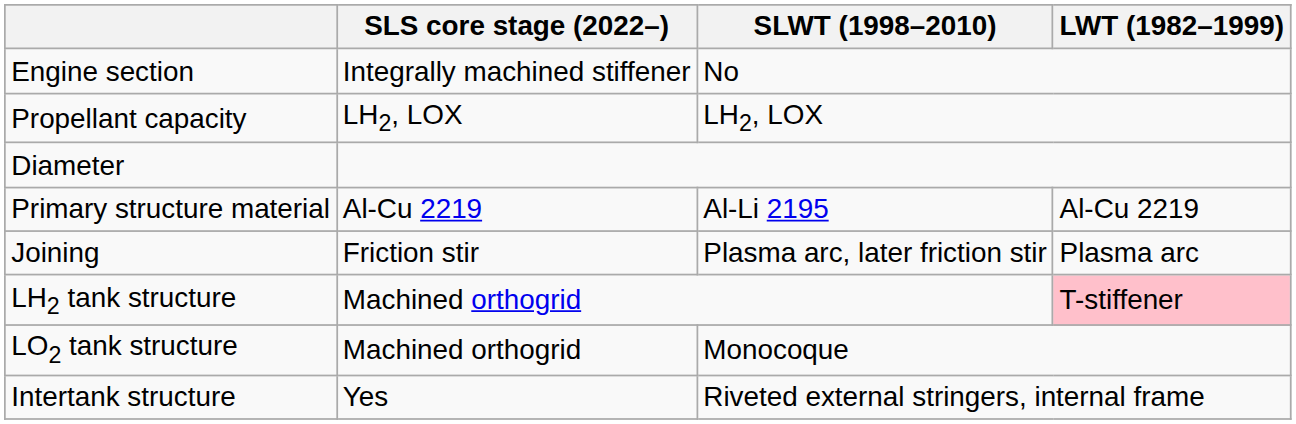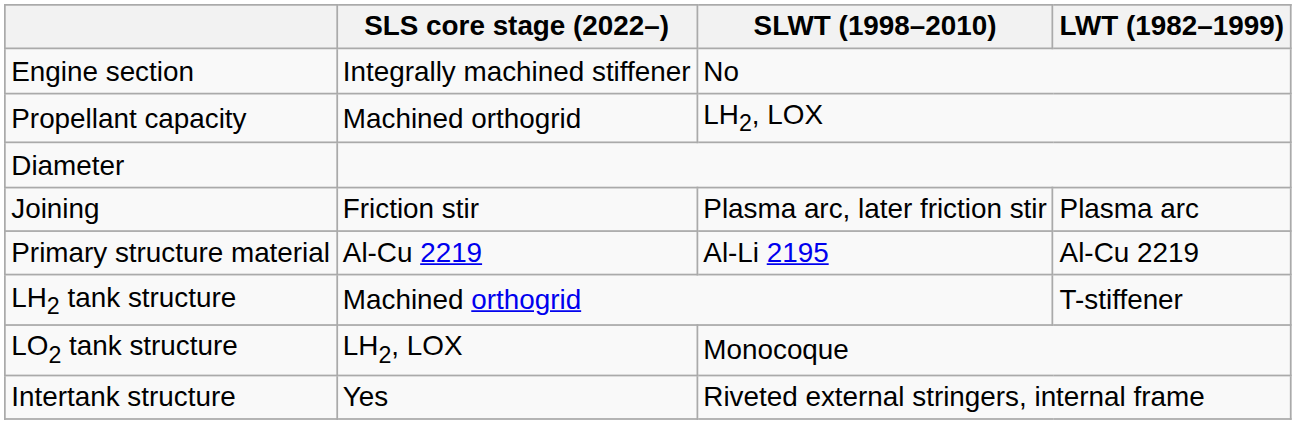(403, 118) LH2, LOX -> (462, 117) Machined orthogrid
rows swapped: (171, 208) <-> (55, 252)
(1121, 299) pink background -> (1121, 299) no background
(462, 349) Machined orthogrid -> (403, 350) LH2, LOX
